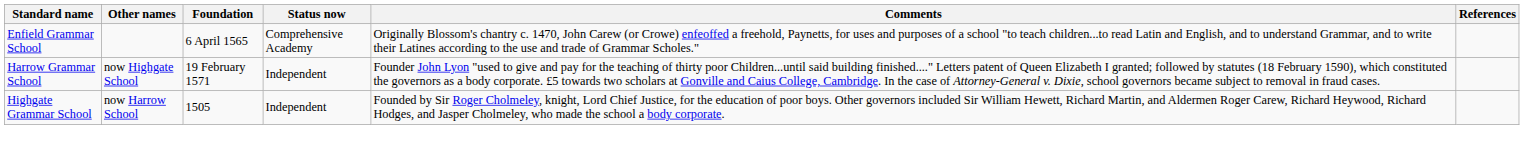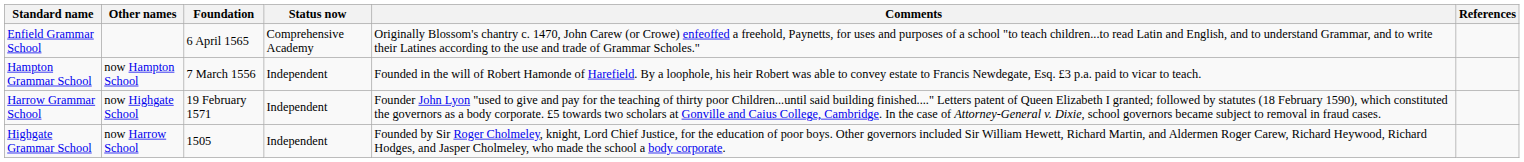+ row: (49, 74)
